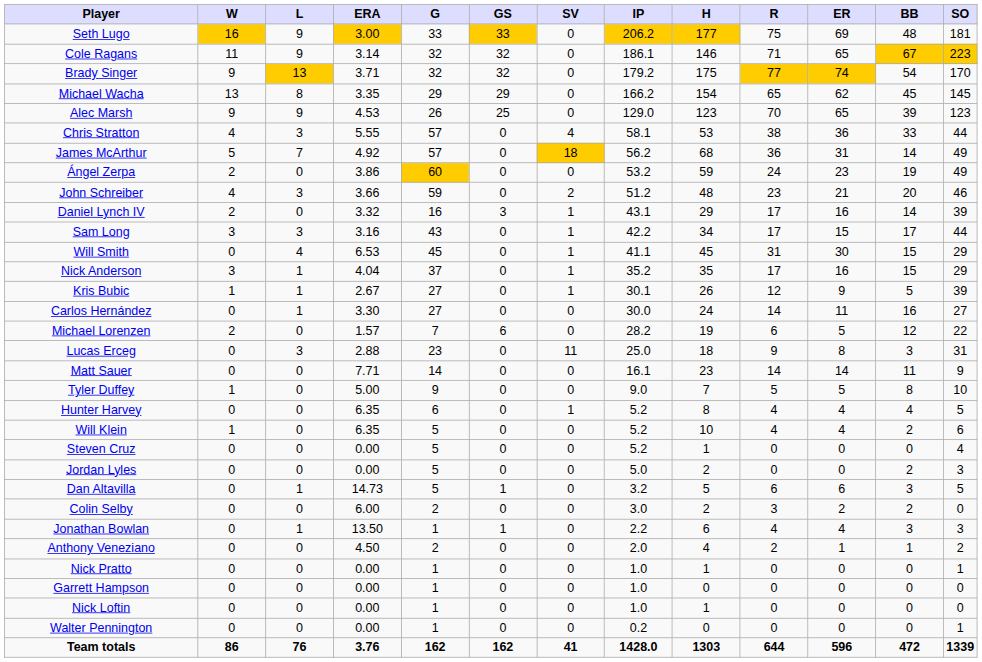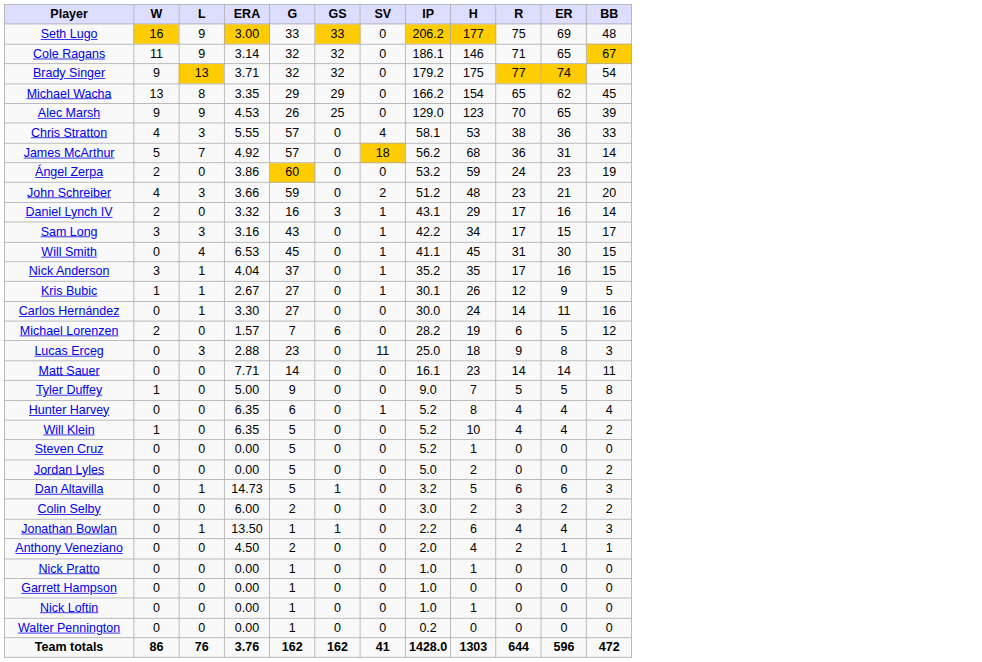- column: (960, 14)
